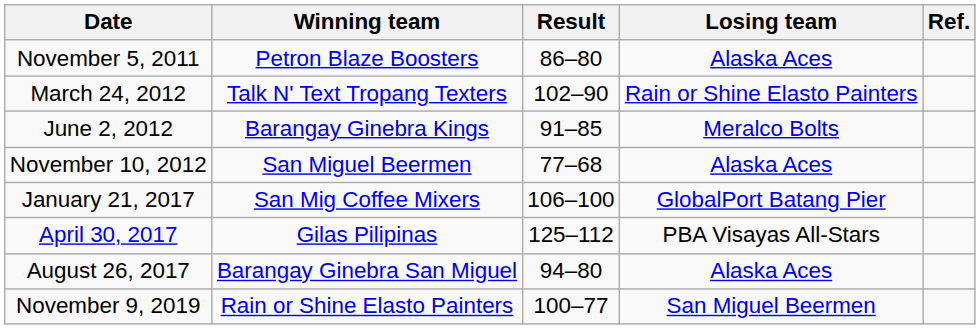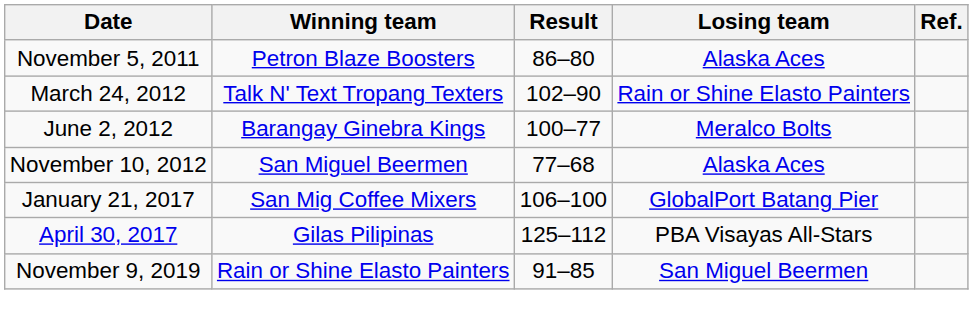(571, 128) 91–85 -> (563, 128) 100–77
- row: (108, 270)
(571, 306) 100–77 -> (563, 270) 91–85
